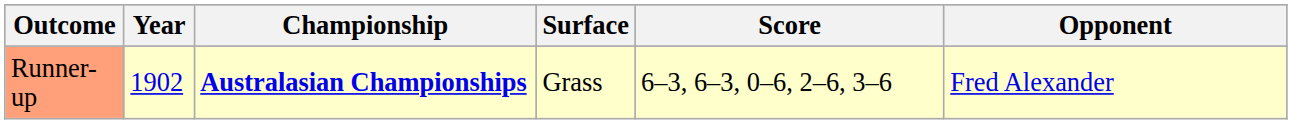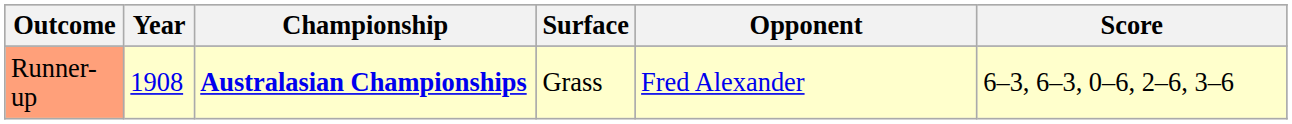columns swapped: (1115, 25) <-> (790, 25)
(157, 82) 1902 -> (157, 82) 1908
